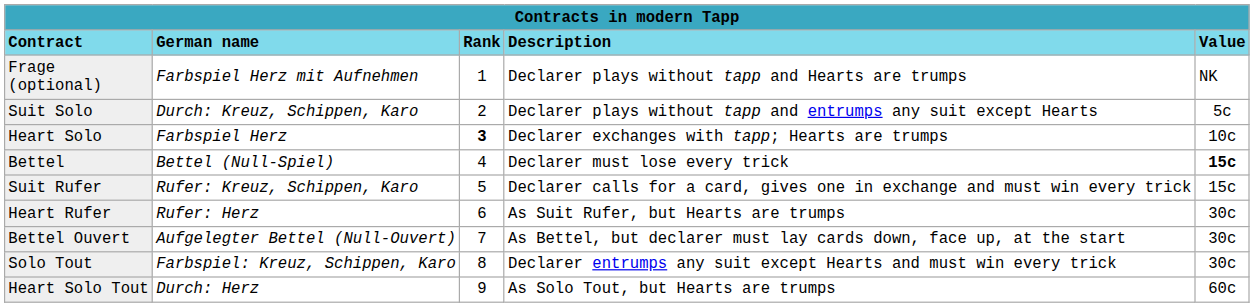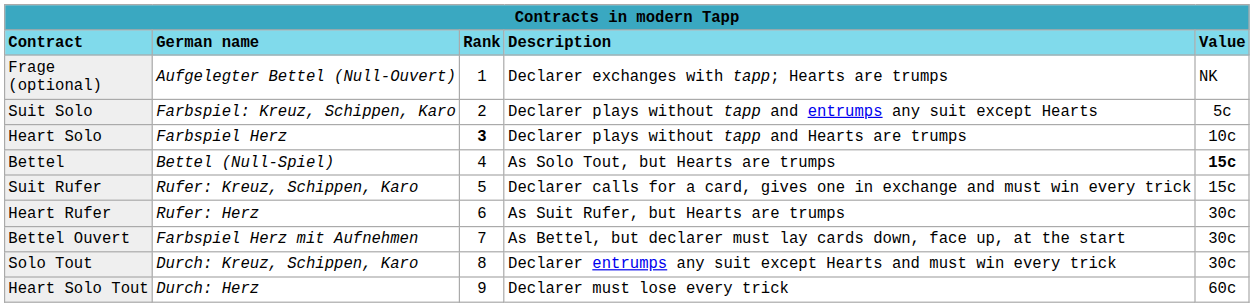(287, 77) Farbspiel Herz mit Aufnehmen -> (306, 77) Aufgelegter Bettel (Null-Ouvert)
(737, 77) Declarer plays without tapp and Hearts are trumps -> (728, 77) Declarer exchanges with tapp; Hearts are trumps
(287, 112) Durch: Kreuz, Schippen, Karo -> (306, 112) Farbspiel: Kreuz, Schippen, Karo
(728, 137) Declarer exchanges with tapp; Hearts are trumps -> (737, 137) Declarer plays without tapp and Hearts are trumps
(648, 162) Declarer must lose every trick -> (672, 162) As Solo Tout, but Hearts are trumps
(306, 239) Aufgelegter Bettel (Null-Ouvert) -> (287, 239) Farbspiel Herz mit Aufnehmen
(306, 264) Farbspiel: Kreuz, Schippen, Karo -> (287, 264) Durch: Kreuz, Schippen, Karo
(672, 290) As Solo Tout, but Hearts are trumps -> (648, 290) Declarer must lose every trick
